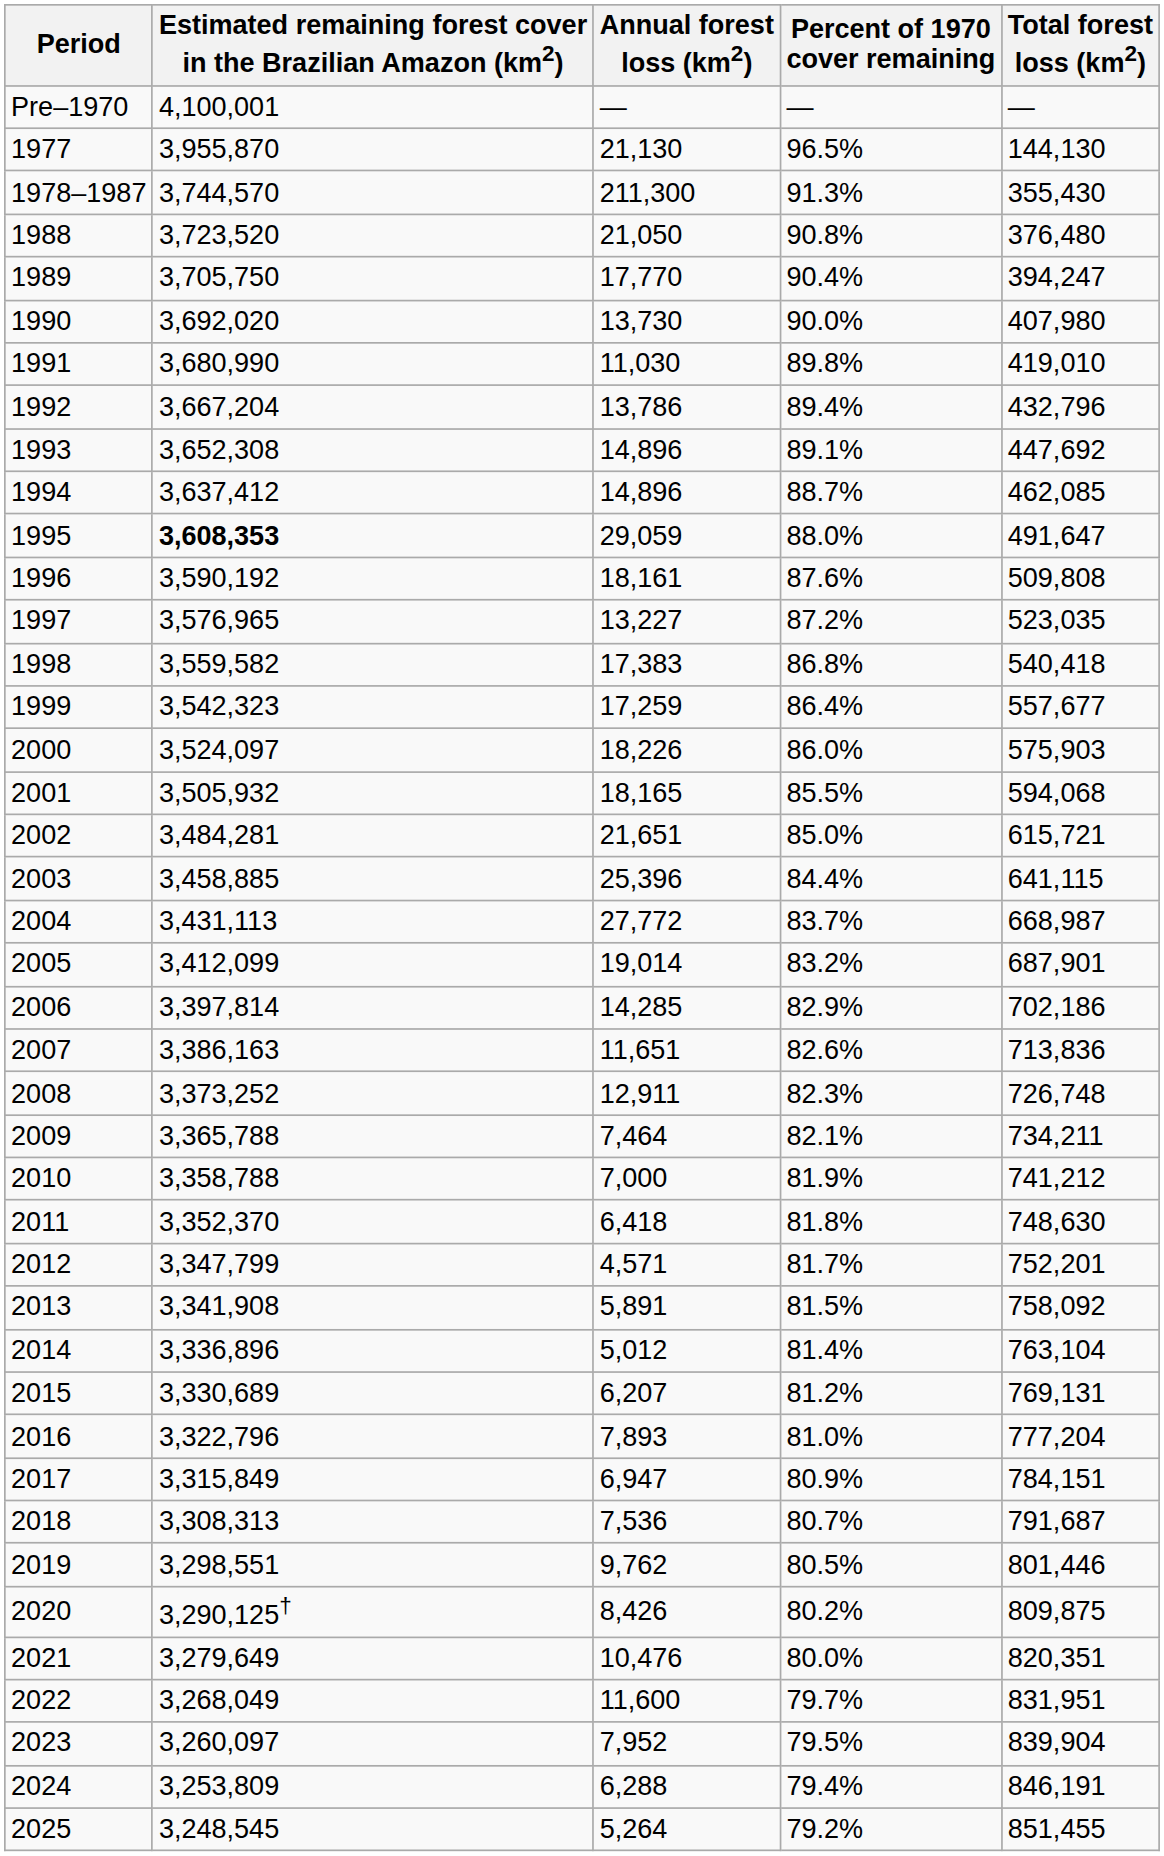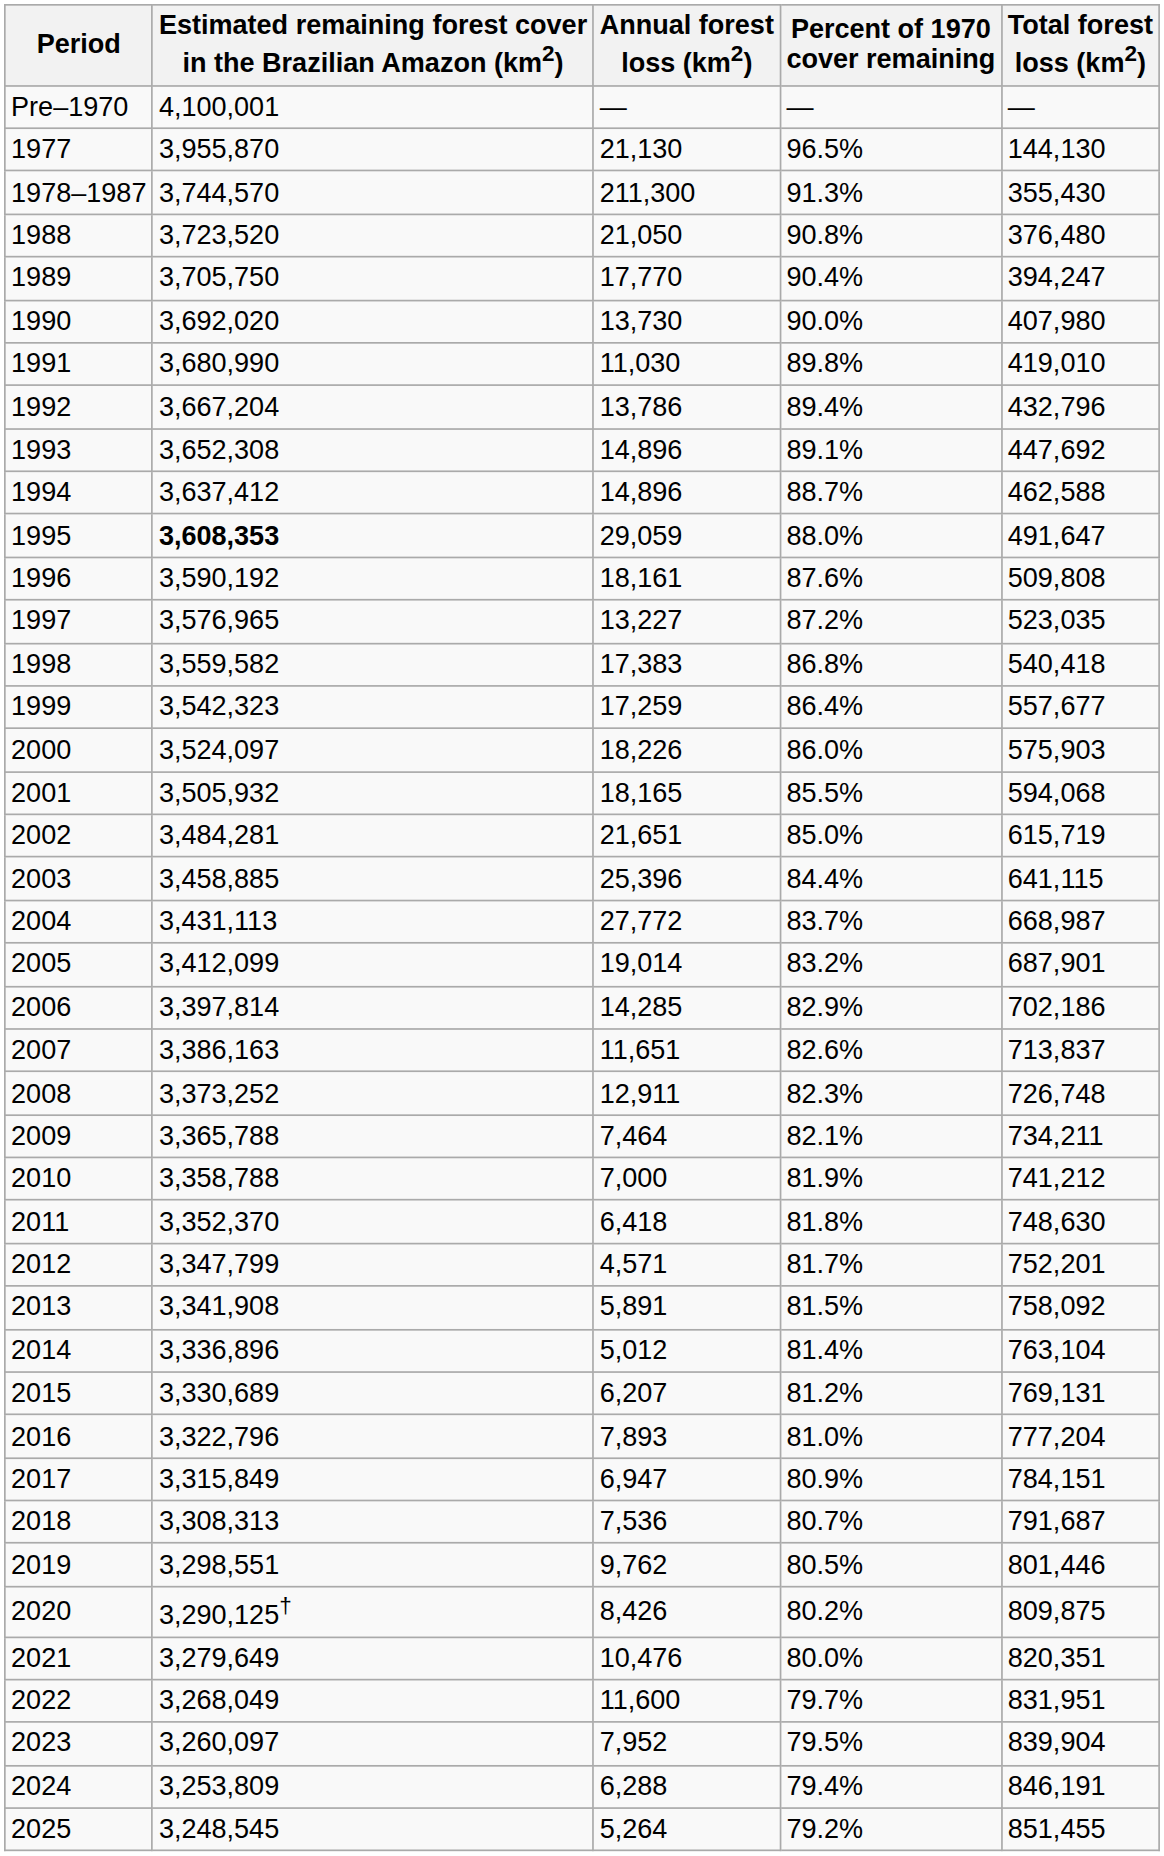(1057, 492) 462,085 -> (1057, 492) 462,588
(1057, 835) 615,721 -> (1057, 835) 615,719
(1057, 1050) 713,836 -> (1057, 1050) 713,837
